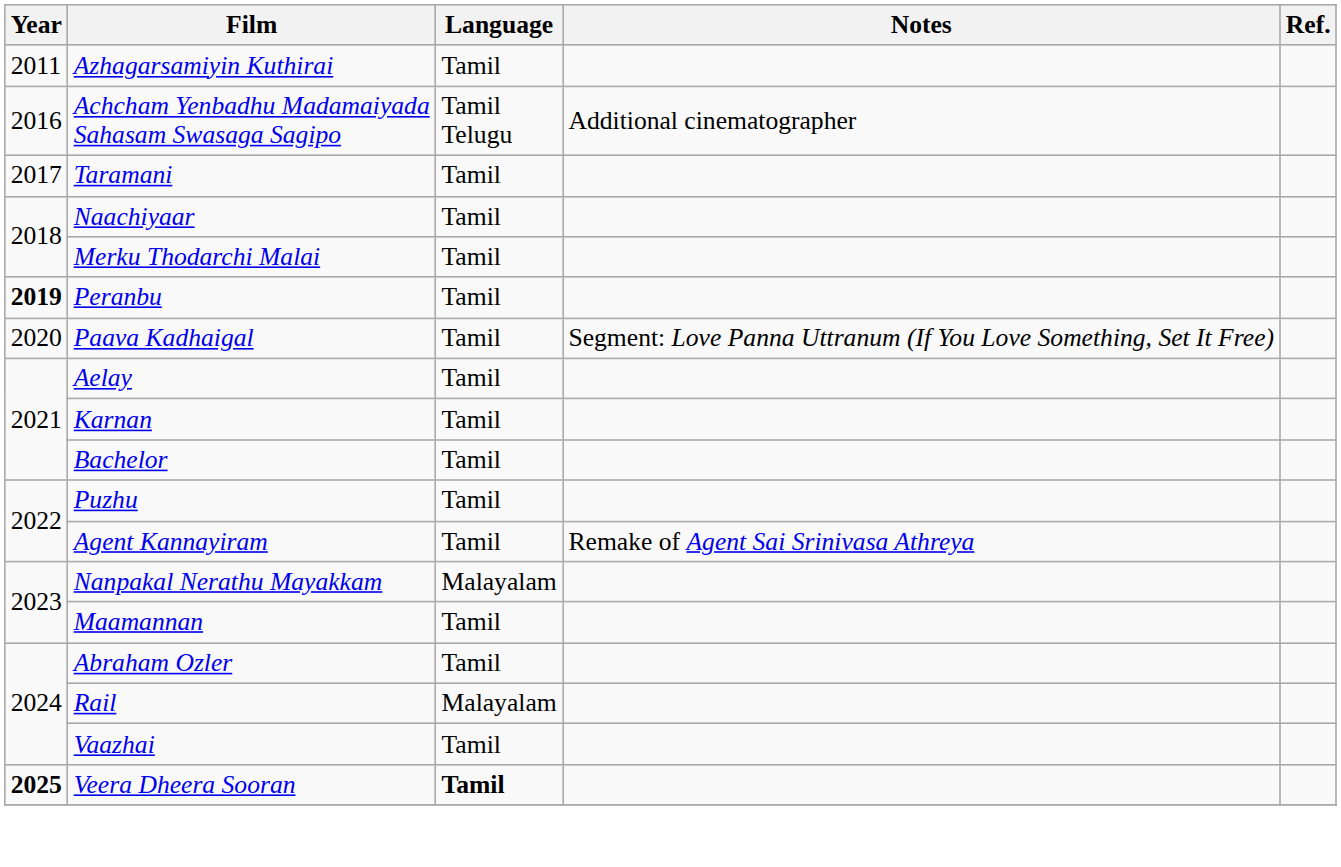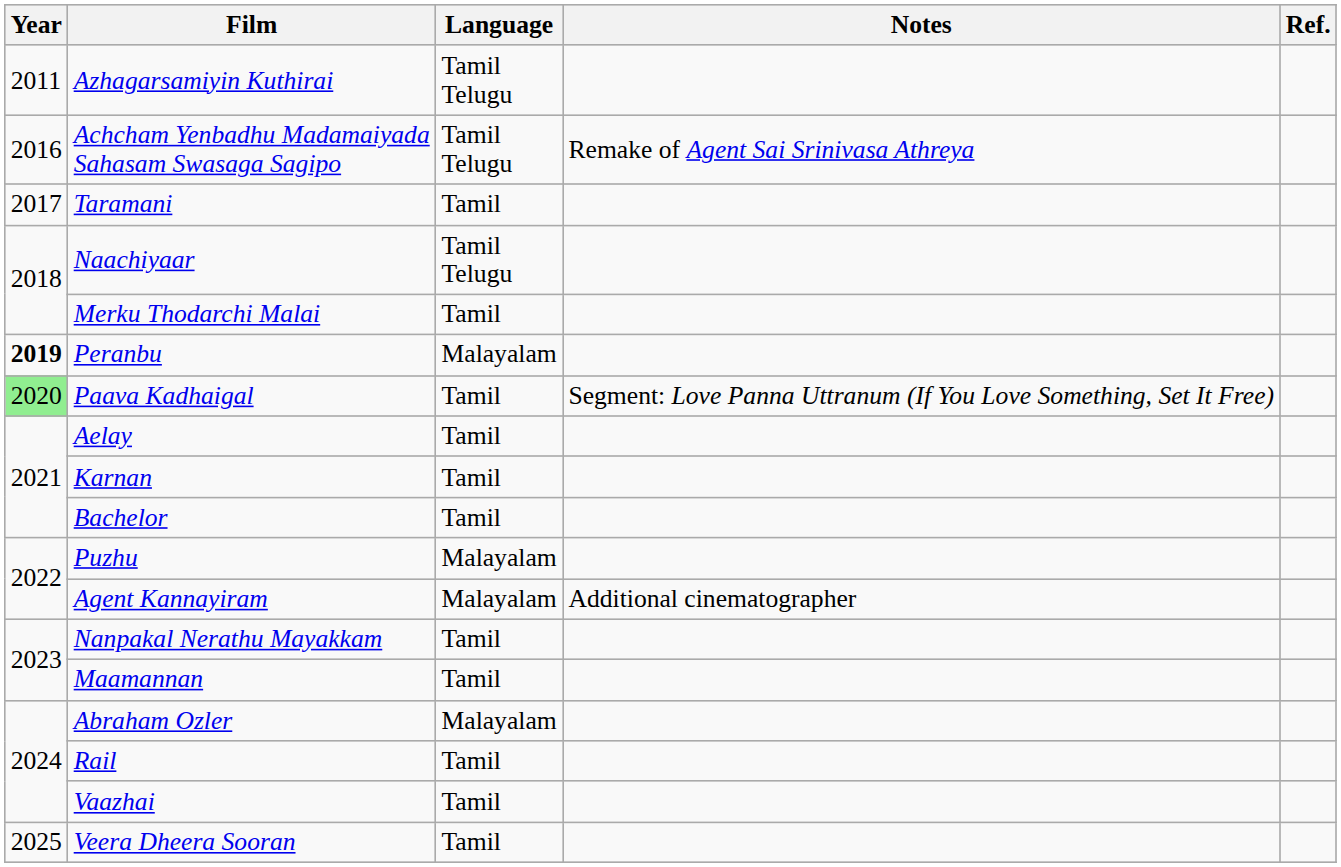(471, 65) Tamil -> (477, 79) Tamil Telugu
(712, 120) Additional cinematographer -> (771, 149) Remake of Agent Sai Srinivasa Athreya
(471, 216) Tamil -> (477, 259) Tamil Telugu
(471, 297) Tamil -> (499, 354) Malayalam
(36, 337) no background -> (36, 395) lightgreen background
(471, 500) Tamil -> (499, 557) Malayalam
(471, 540) Tamil -> (499, 598) Malayalam
(771, 540) Remake of Agent Sai Srinivasa Athreya -> (712, 598) Additional cinematographer
(499, 581) Malayalam -> (471, 639) Tamil
(471, 662) Tamil -> (499, 720) Malayalam
(499, 703) Malayalam -> (471, 760) Tamil
(36, 784) bold -> (36, 842) normal
(473, 784) bold -> (471, 842) normal
